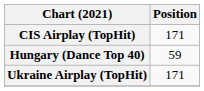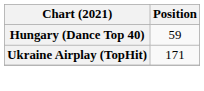- row: (77, 34)
